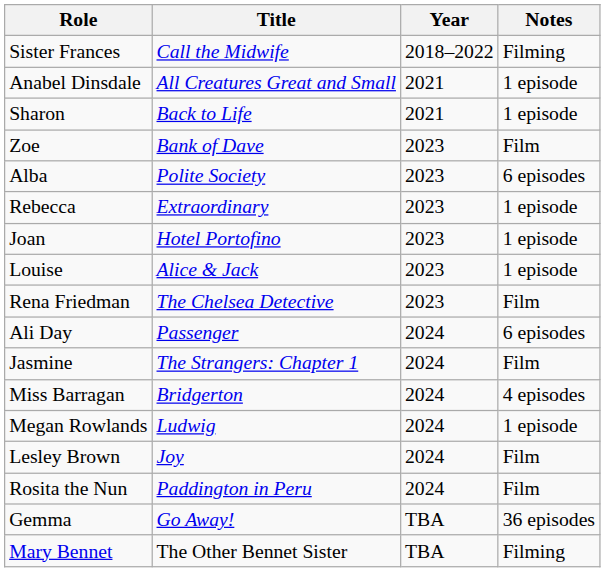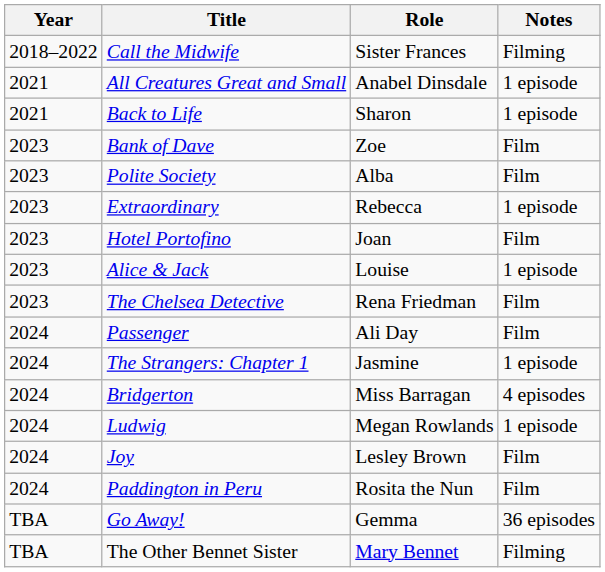columns swapped: (449, 20) <-> (78, 20)
(544, 176) 6 episodes -> (521, 176) Film
(540, 238) 1 episode -> (521, 238) Film
(544, 332) 6 episodes -> (521, 332) Film
(521, 363) Film -> (540, 363) 1 episode
